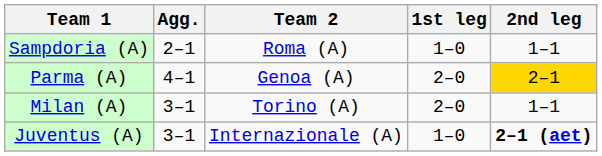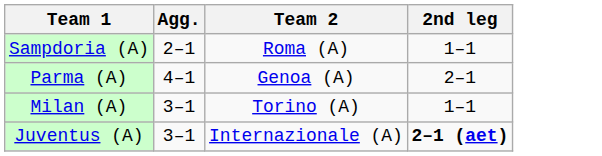- column: (449, 19)
(544, 78) gold background -> (460, 78) no background
